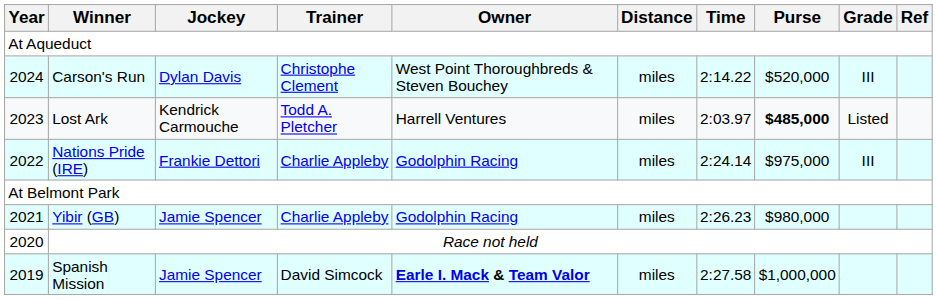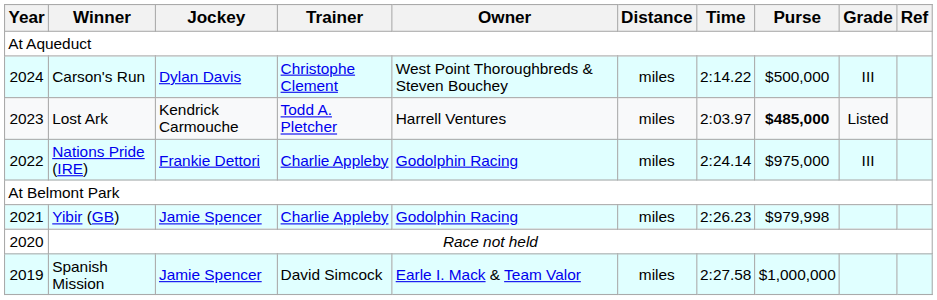(797, 77) $520,000 -> (797, 77) $500,000
(797, 217) $980,000 -> (797, 217) $979,998
(493, 274) bold -> (488, 274) normal
